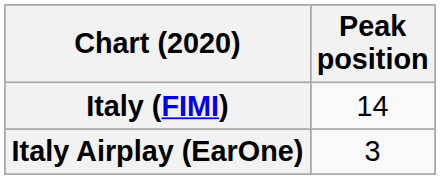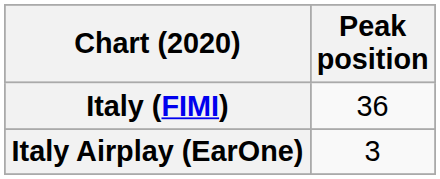(373, 105) 14 -> (373, 105) 36
